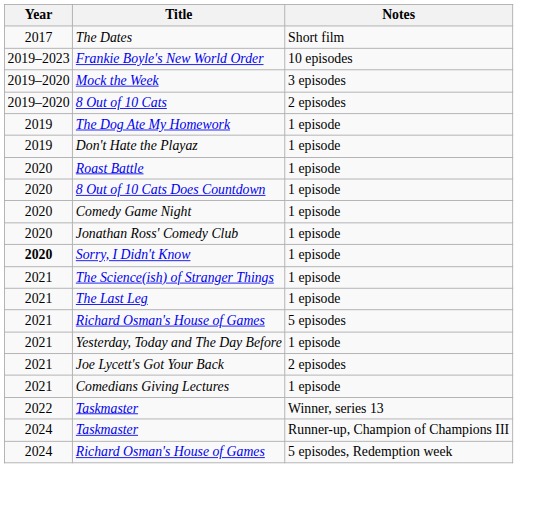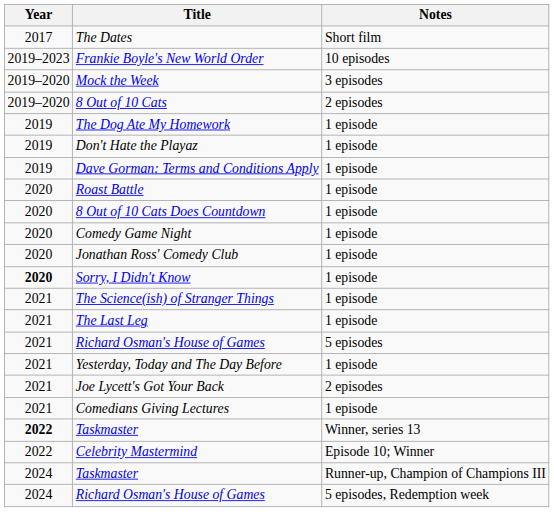+ row: (197, 168)
(39, 408) normal -> (39, 430) bold
+ row: (136, 451)
